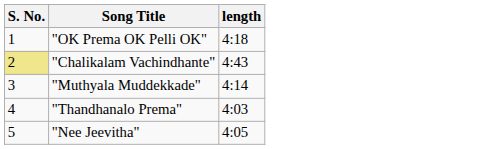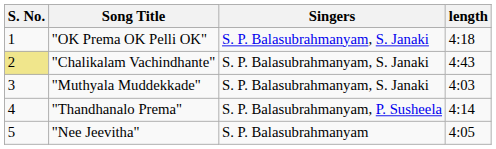+ column: (332, 16)
(235, 86) 4:14 -> (462, 86) 4:03
(235, 109) 4:03 -> (462, 109) 4:14
